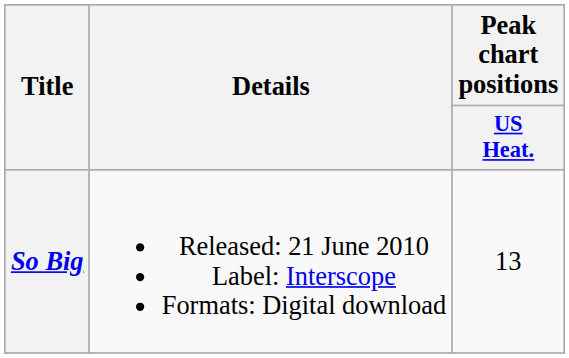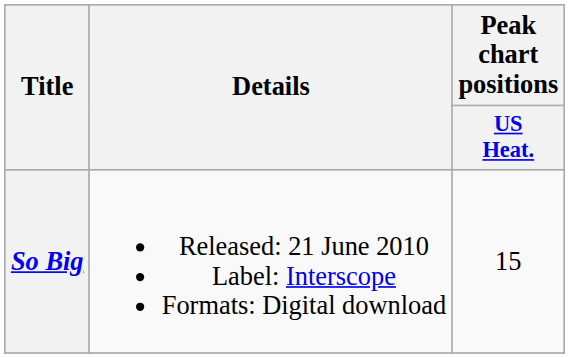(508, 261) 13 -> (508, 261) 15
